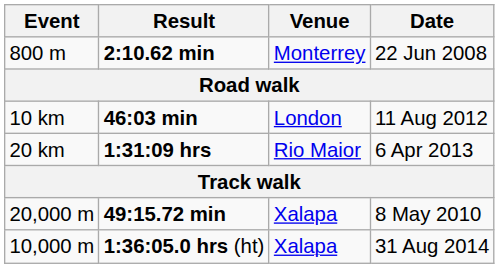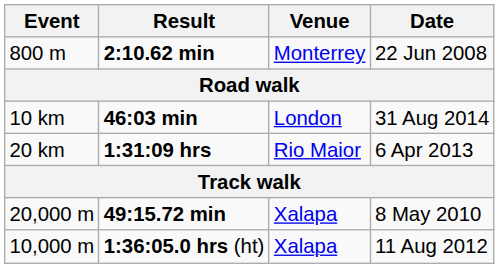(431, 118) 11 Aug 2012 -> (432, 118) 31 Aug 2014
(432, 247) 31 Aug 2014 -> (431, 247) 11 Aug 2012
